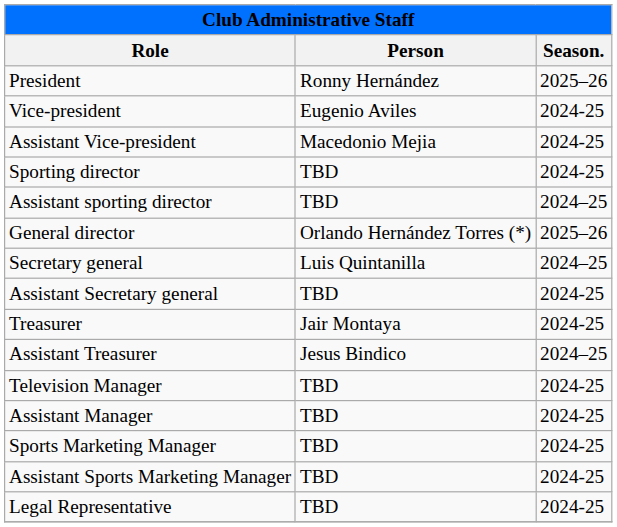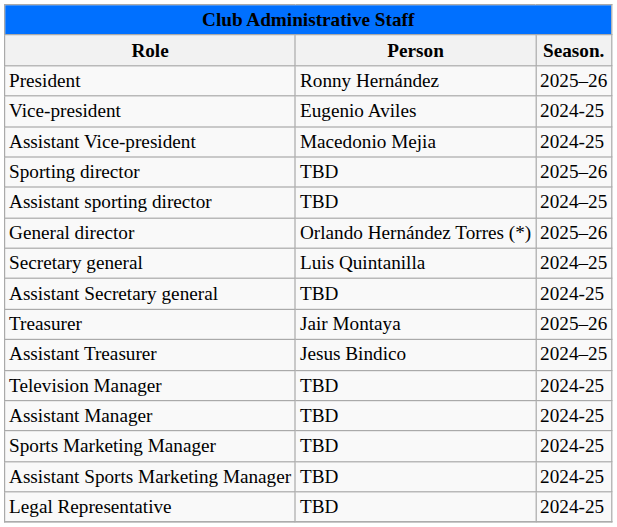(572, 171) 2024-25 -> (574, 171) 2025–26
(572, 324) 2024-25 -> (574, 324) 2025–26
